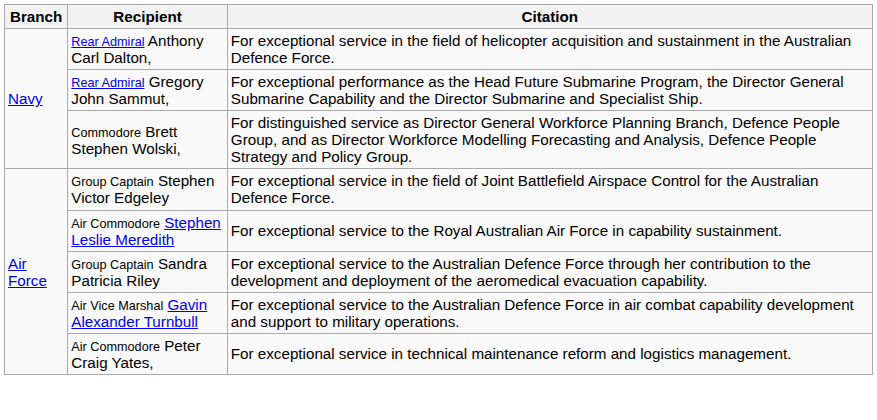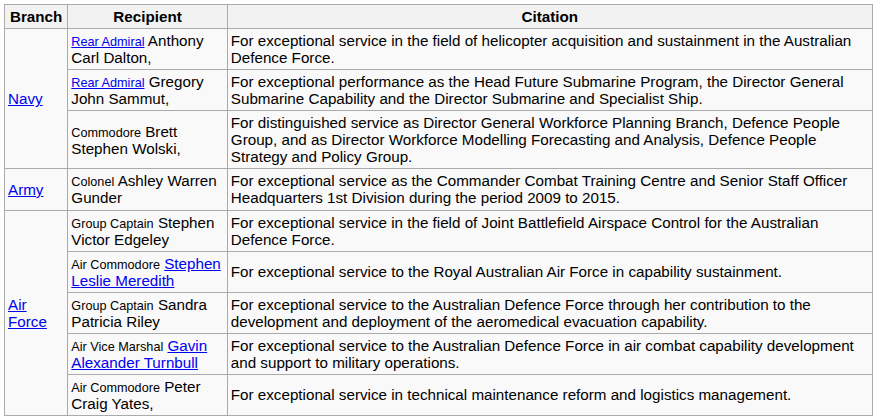+ row: (144, 189)
